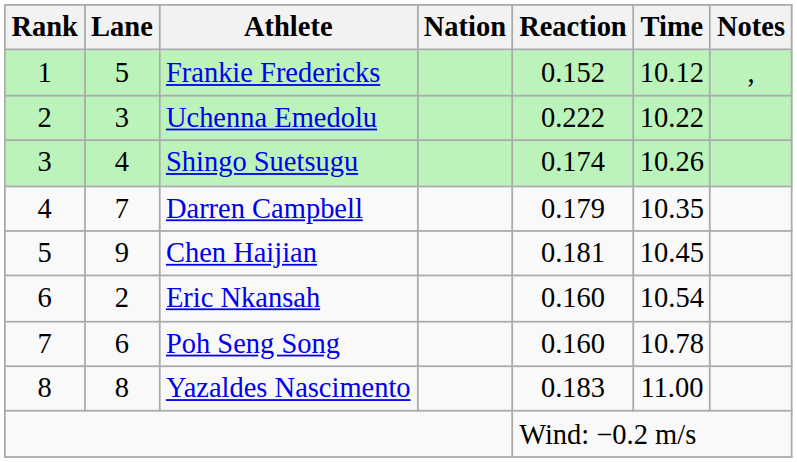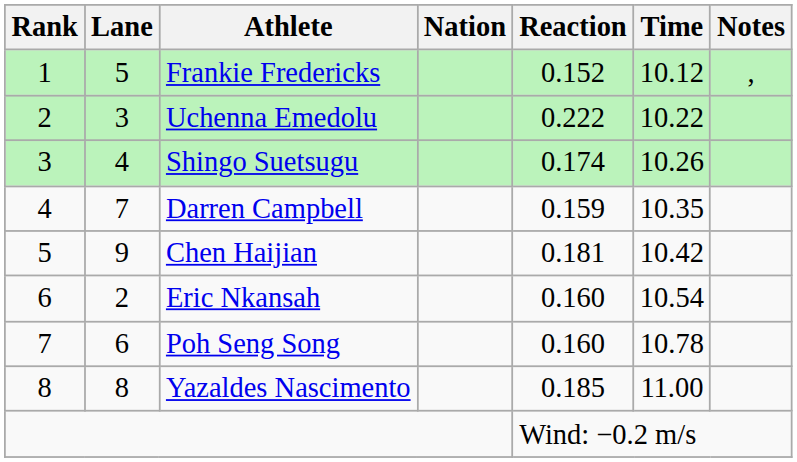(573, 207) 0.179 -> (573, 207) 0.159
(672, 252) 10.45 -> (672, 252) 10.42
(573, 388) 0.183 -> (573, 388) 0.185
